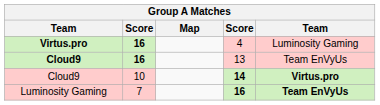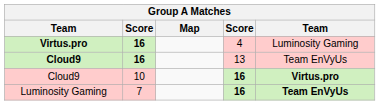(240, 76) 14 -> (240, 76) 16
